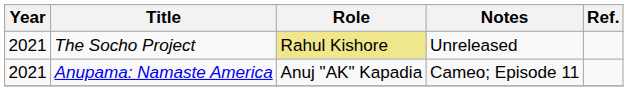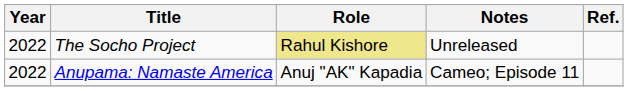(28, 45) 2021 -> (28, 45) 2022
(28, 72) 2021 -> (28, 72) 2022
